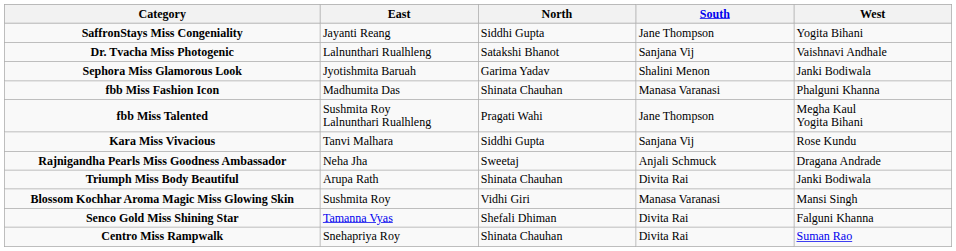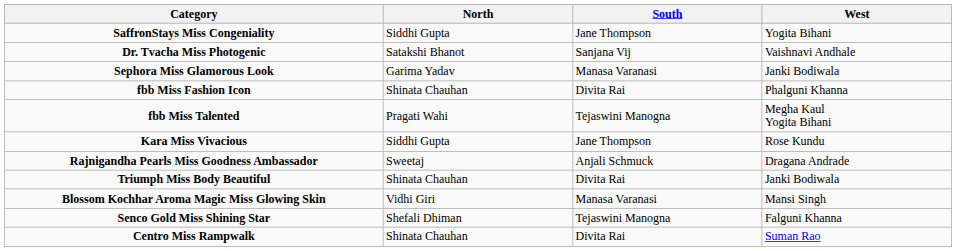- column: (399, 14)
(674, 71) Shalini Menon -> (616, 71) Manasa Varanasi
(679, 90) Manasa Varanasi -> (600, 90) Divita Rai
(676, 115) Jane Thompson -> (623, 115) Tejaswini Manogna
(666, 141) Sanjana Vij -> (613, 141) Jane Thompson
(663, 217) Divita Rai -> (623, 217) Tejaswini Manogna
